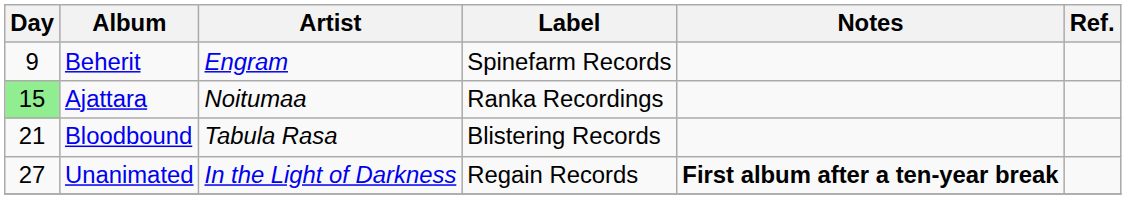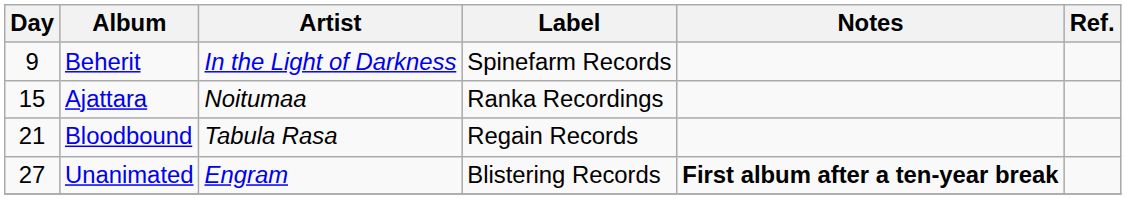(246, 61) Engram -> (330, 61) In the Light of Darkness
(32, 99) lightgreen background -> (32, 99) no background
(564, 136) Blistering Records -> (553, 136) Regain Records
(330, 174) In the Light of Darkness -> (246, 174) Engram
(553, 174) Regain Records -> (564, 174) Blistering Records
